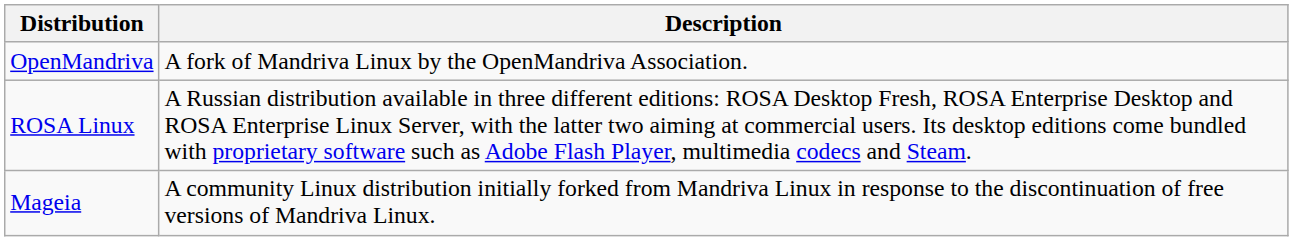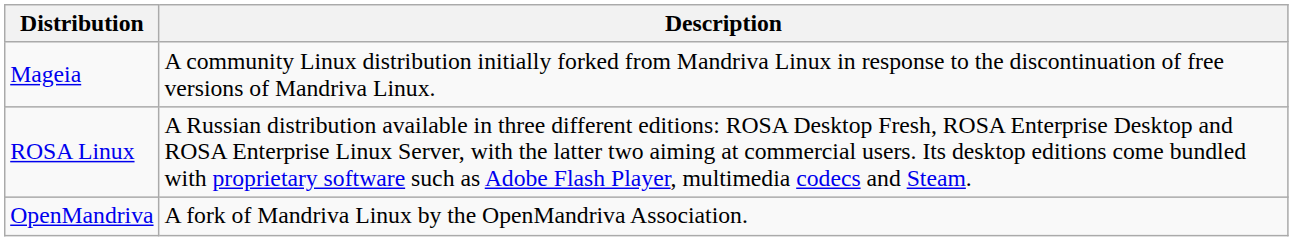rows swapped: (46, 202) <-> (82, 60)
